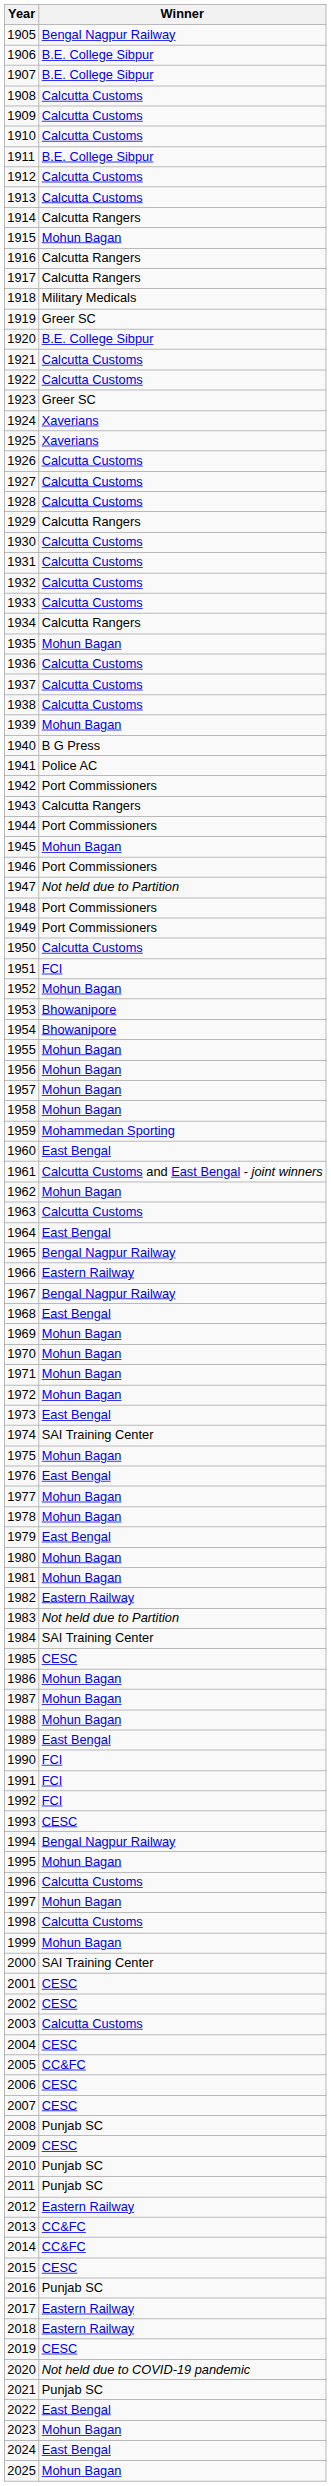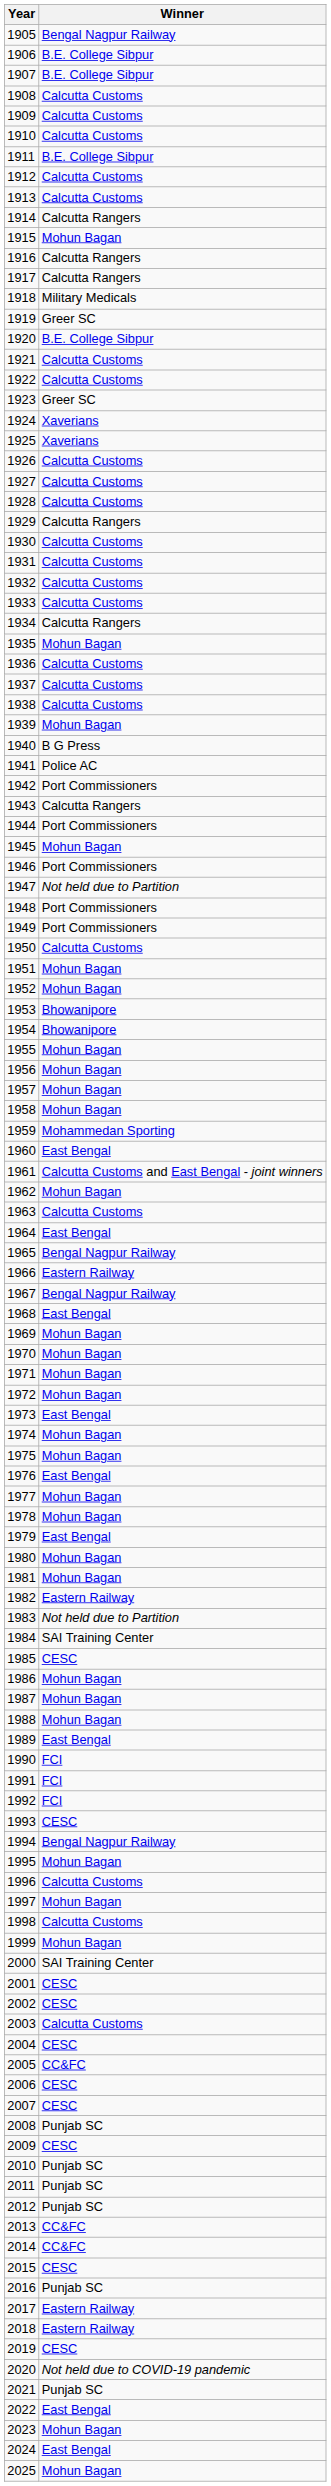(52, 968) FCI -> (82, 968) Mohun Bagan
(98, 1435) SAI Training Center -> (82, 1435) Mohun Bagan
(88, 2207) Eastern Railway -> (72, 2207) Punjab SC
